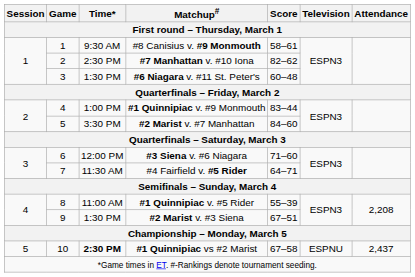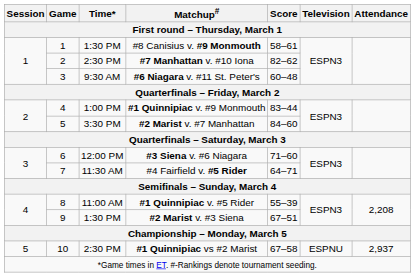(102, 46) 9:30 AM -> (102, 46) 1:30 PM
(102, 77) 1:30 PM -> (102, 77) 9:30 AM
(102, 249) bold -> (102, 249) normal
(381, 249) 2,437 -> (381, 249) 2,937
